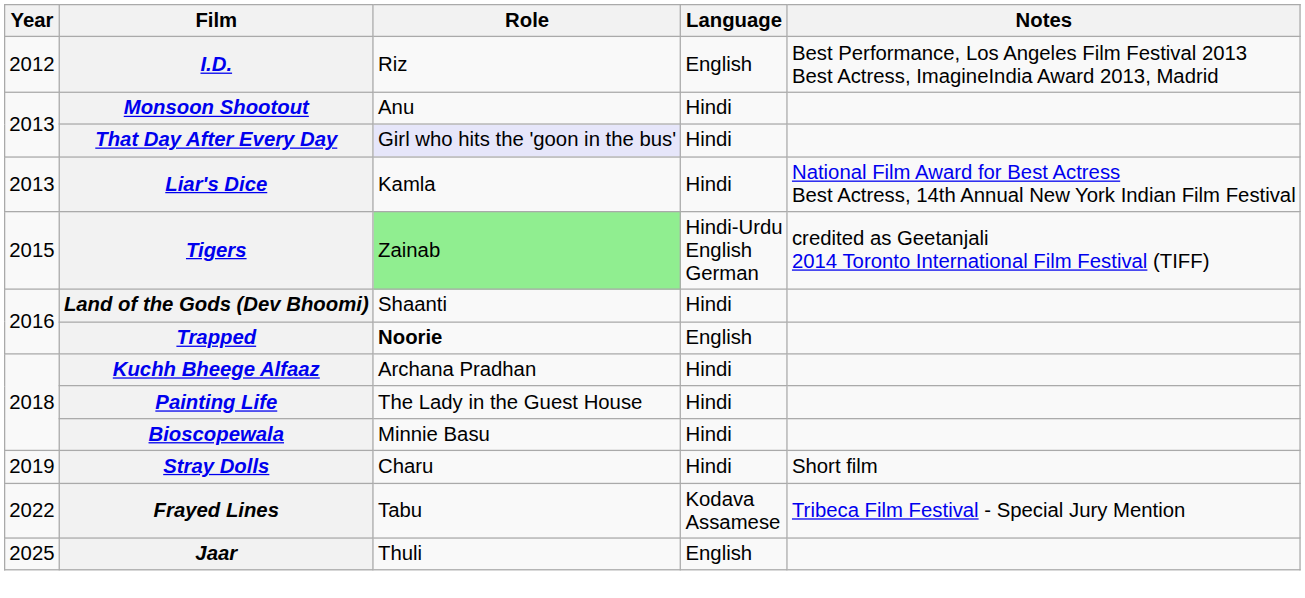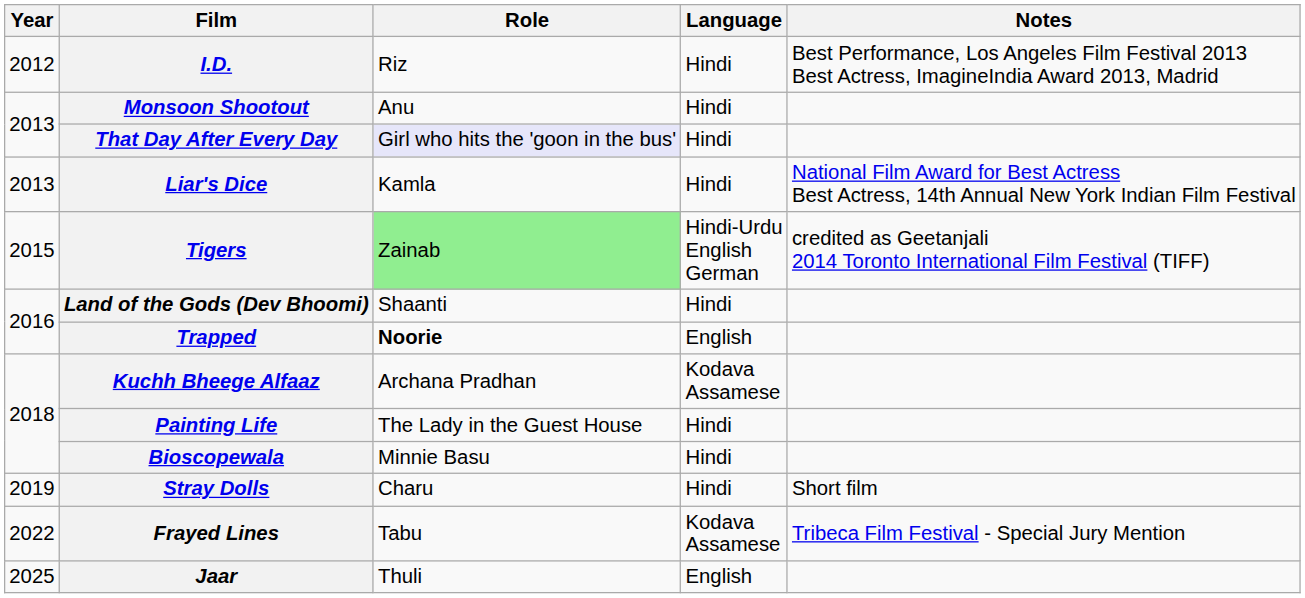(719, 64) English -> (709, 64) Hindi
(709, 369) Hindi -> (733, 381) Kodava Assamese
